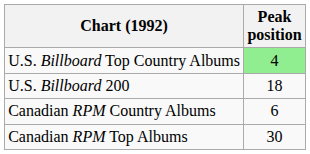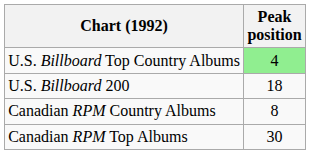(274, 111) 6 -> (274, 111) 8
